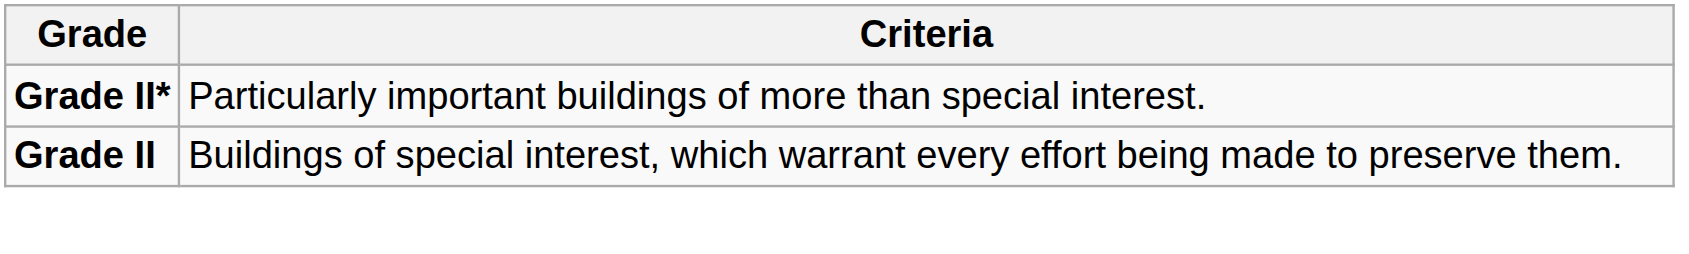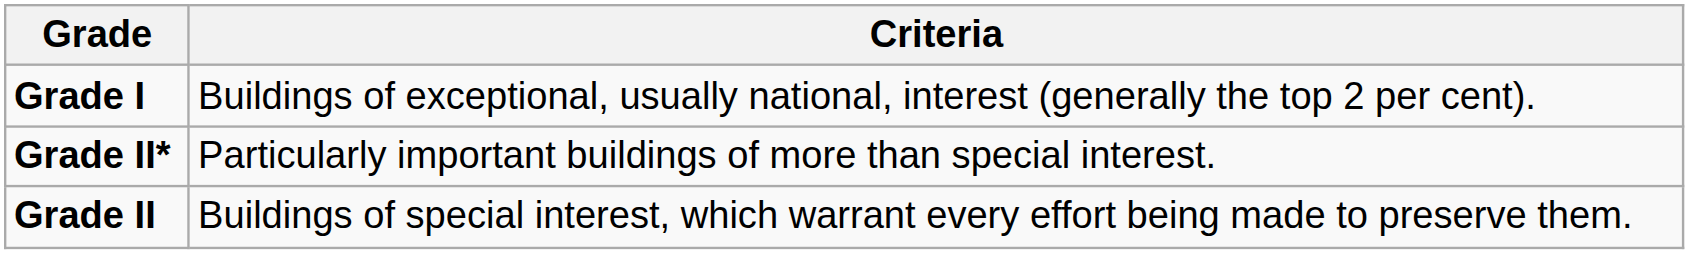+ row: (80, 95)
